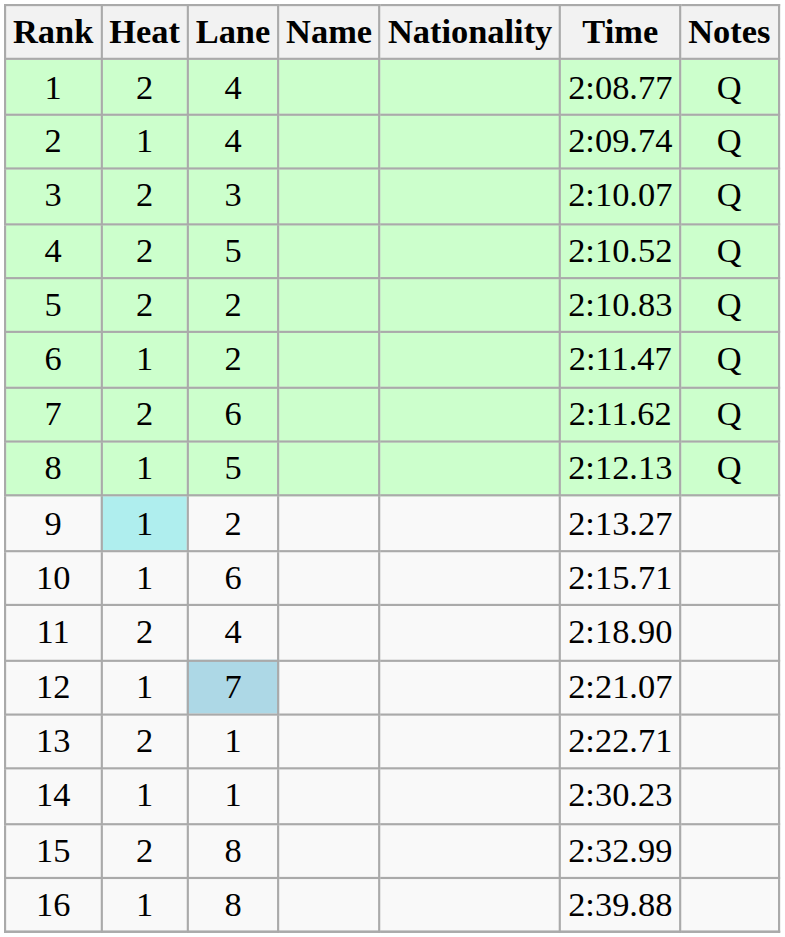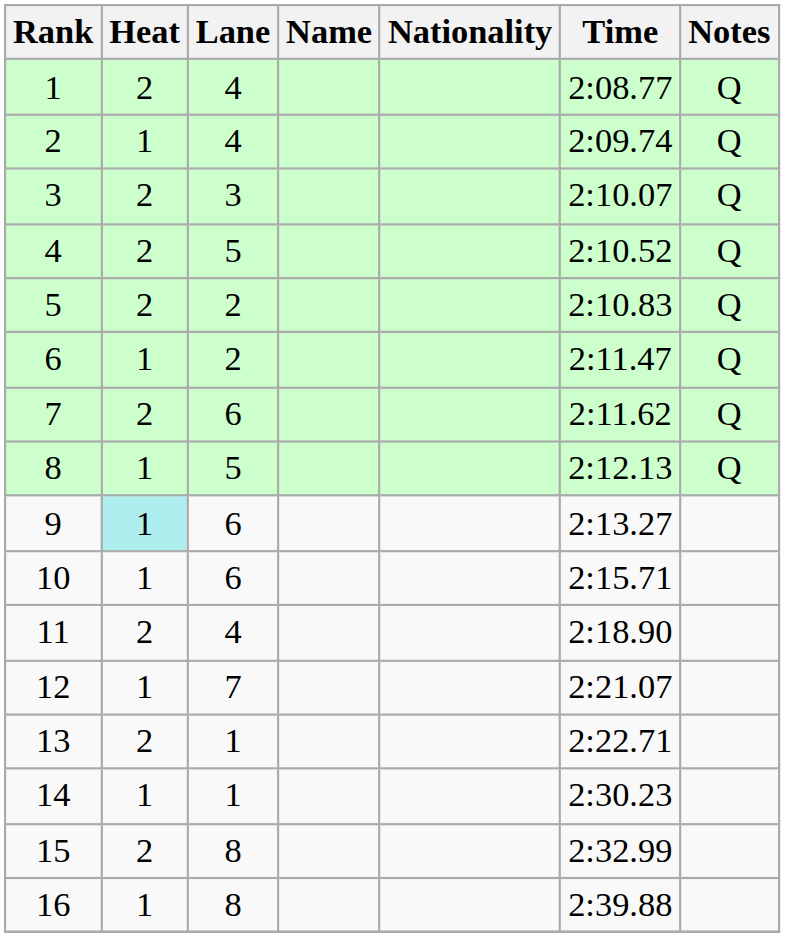(233, 522) 2 -> (233, 522) 6
(233, 686) lightblue background -> (233, 686) no background
